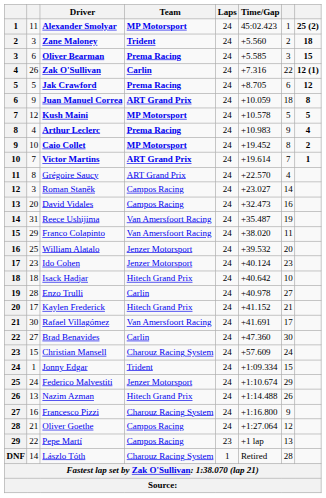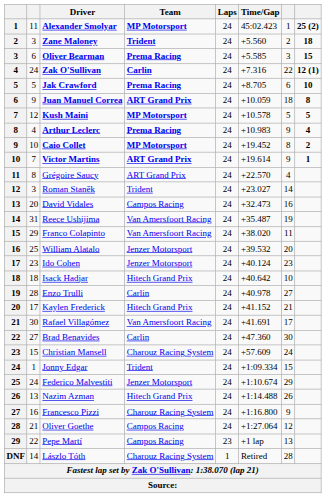(34, 70) 26 -> (34, 70) 24
(308, 85) 12 -> (308, 85) 10
(288, 159) 7 -> (288, 159) 9
(155, 189) Campos Racing -> (140, 189) Trident
